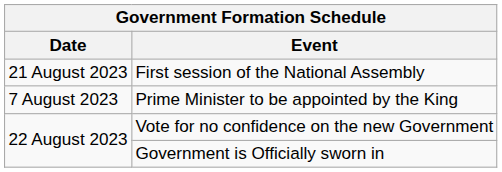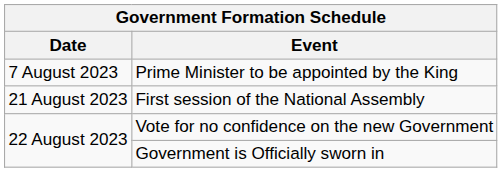rows swapped: (297, 99) <-> (280, 72)
